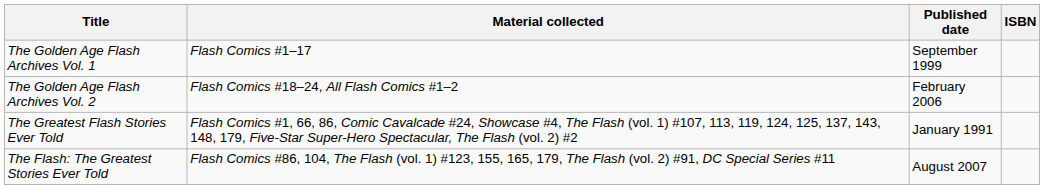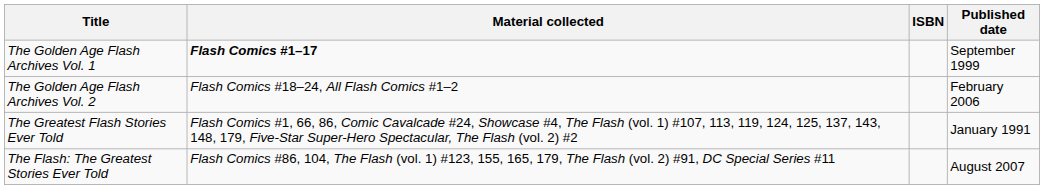columns swapped: (955, 22) <-> (1020, 22)
(251, 51) normal -> (254, 51) bold
